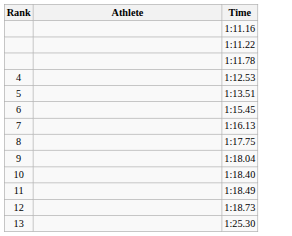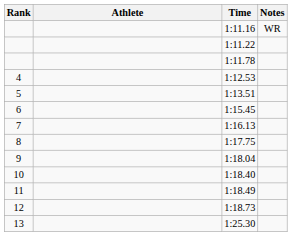+ column: (272, 12)
